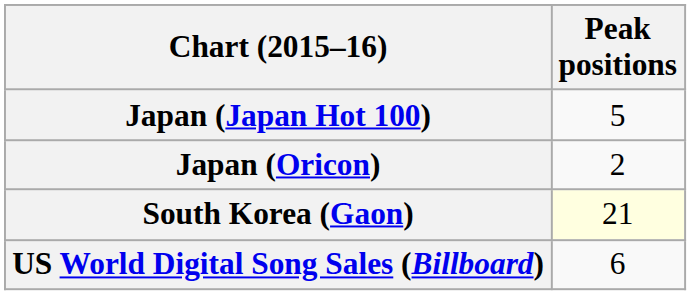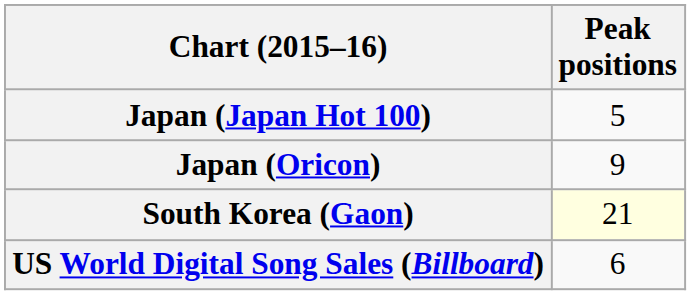(618, 164) 2 -> (618, 164) 9
